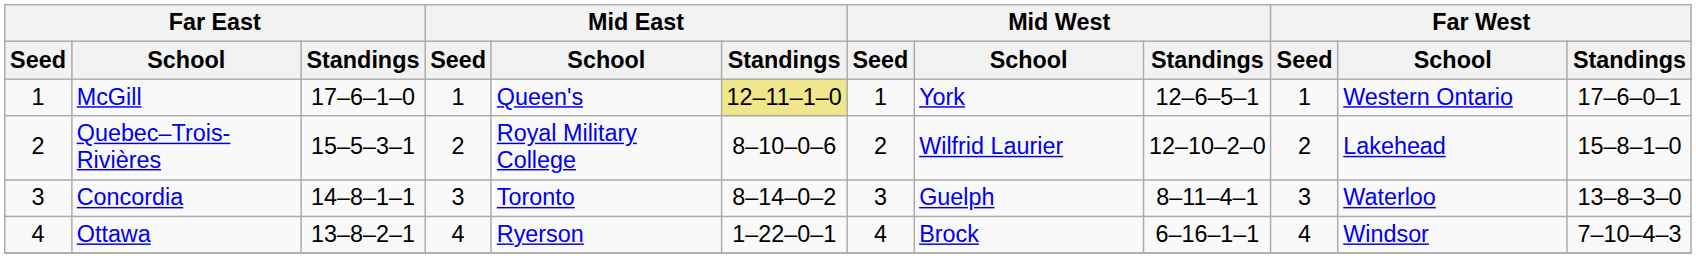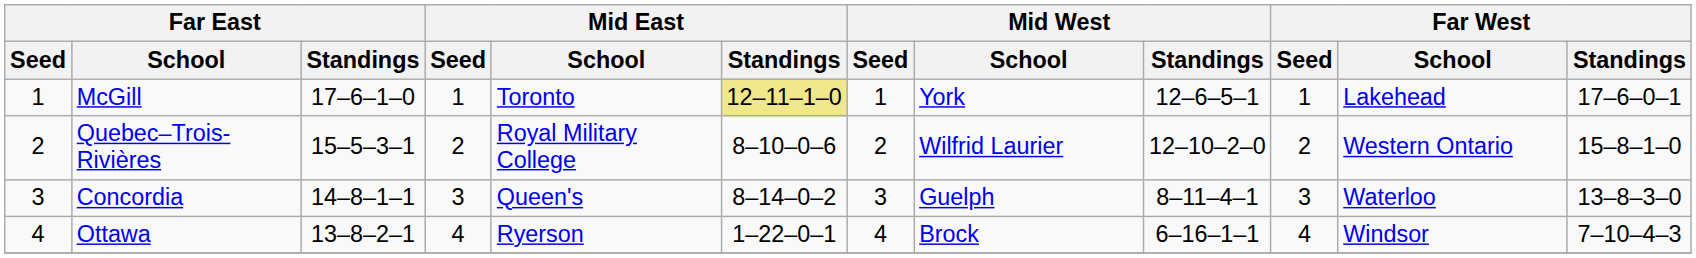(540, 97) Queen's -> (536, 97) Toronto
(1428, 97) Western Ontario -> (1395, 97) Lakehead
(1395, 147) Lakehead -> (1428, 147) Western Ontario
(536, 197) Toronto -> (540, 197) Queen's
